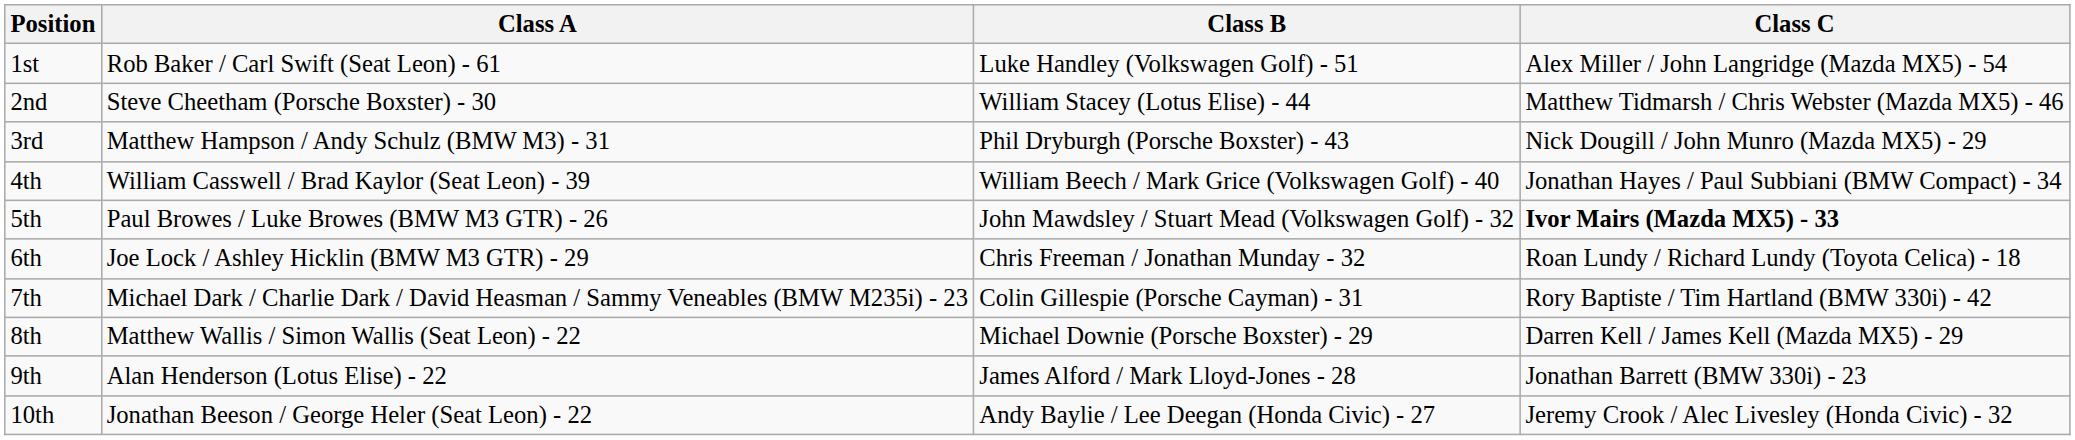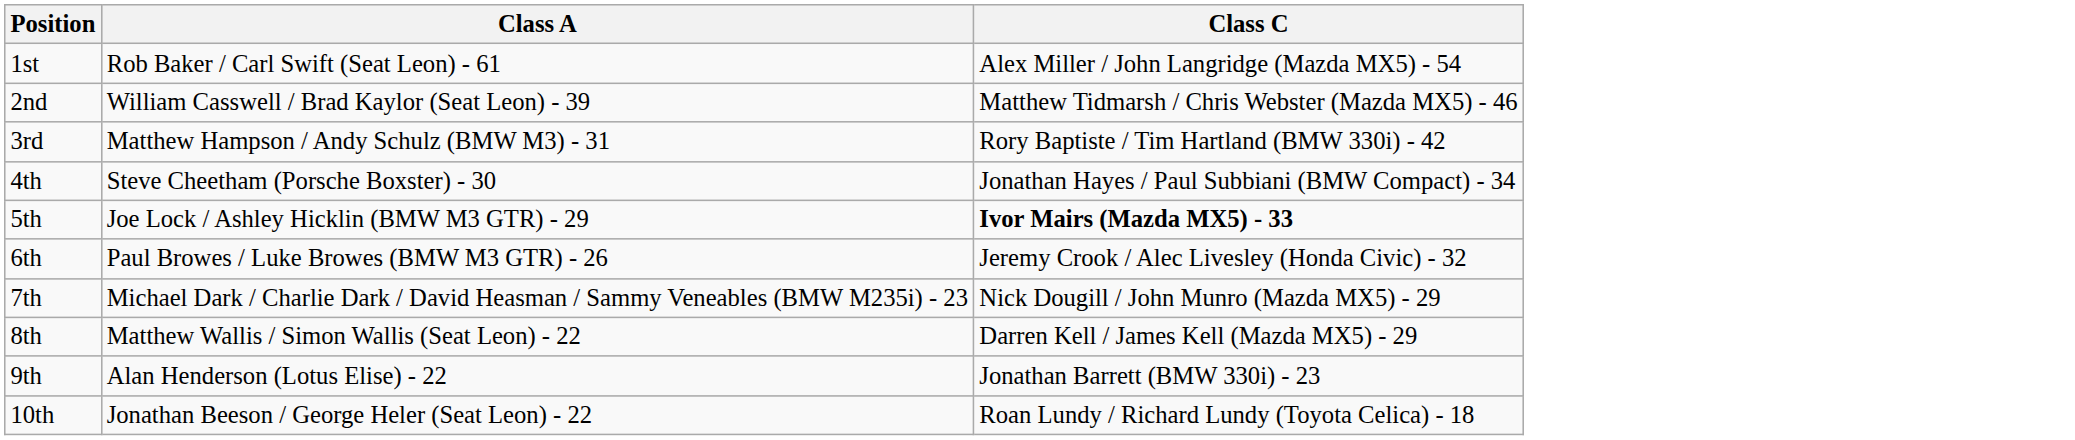- column: (1247, 24)
(301, 102) Steve Cheetham (Porsche Boxster) - 30 -> (348, 102) William Casswell / Brad Kaylor (Seat Leon) - 39
(1756, 141) Nick Dougill / John Munro (Mazda MX5) - 29 -> (1213, 141) Rory Baptiste / Tim Hartland (BMW 330i) - 42
(348, 180) William Casswell / Brad Kaylor (Seat Leon) - 39 -> (301, 180) Steve Cheetham (Porsche Boxster) - 30
(357, 219) Paul Browes / Luke Browes (BMW M3 GTR) - 26 -> (348, 219) Joe Lock / Ashley Hicklin (BMW M3 GTR) - 29
(348, 258) Joe Lock / Ashley Hicklin (BMW M3 GTR) - 29 -> (357, 258) Paul Browes / Luke Browes (BMW M3 GTR) - 26
(1773, 258) Roan Lundy / Richard Lundy (Toyota Celica) - 18 -> (1223, 258) Jeremy Crook / Alec Livesley (Honda Civic) - 32
(1759, 297) Rory Baptiste / Tim Hartland (BMW 330i) - 42 -> (1210, 297) Nick Dougill / John Munro (Mazda MX5) - 29
(1769, 414) Jeremy Crook / Alec Livesley (Honda Civic) - 32 -> (1227, 414) Roan Lundy / Richard Lundy (Toyota Celica) - 18
